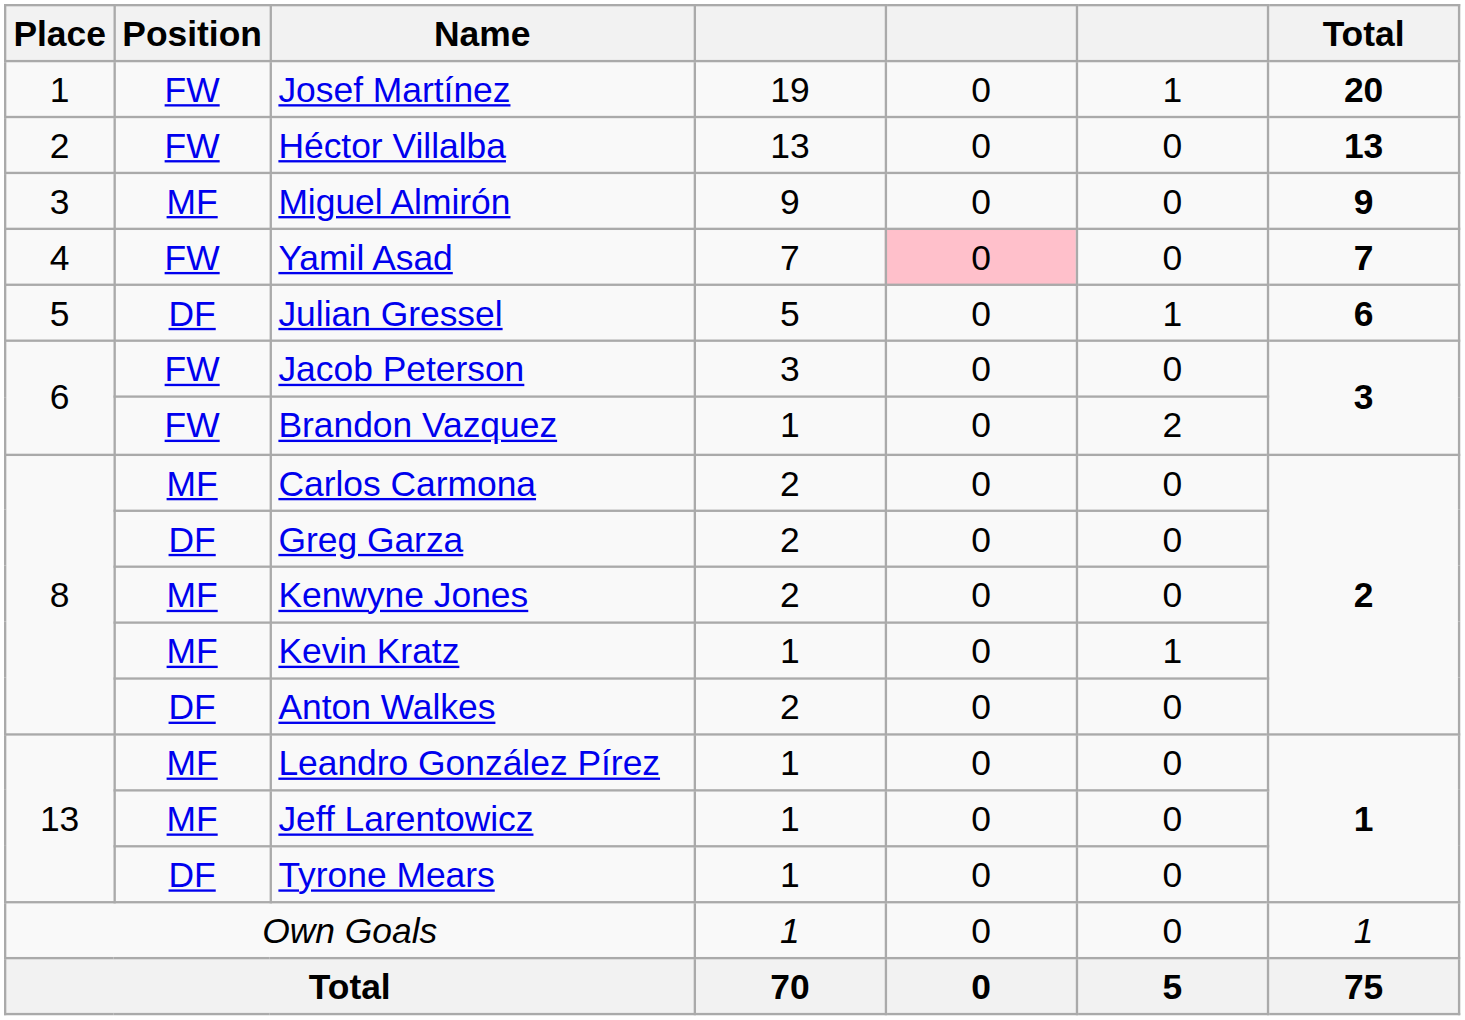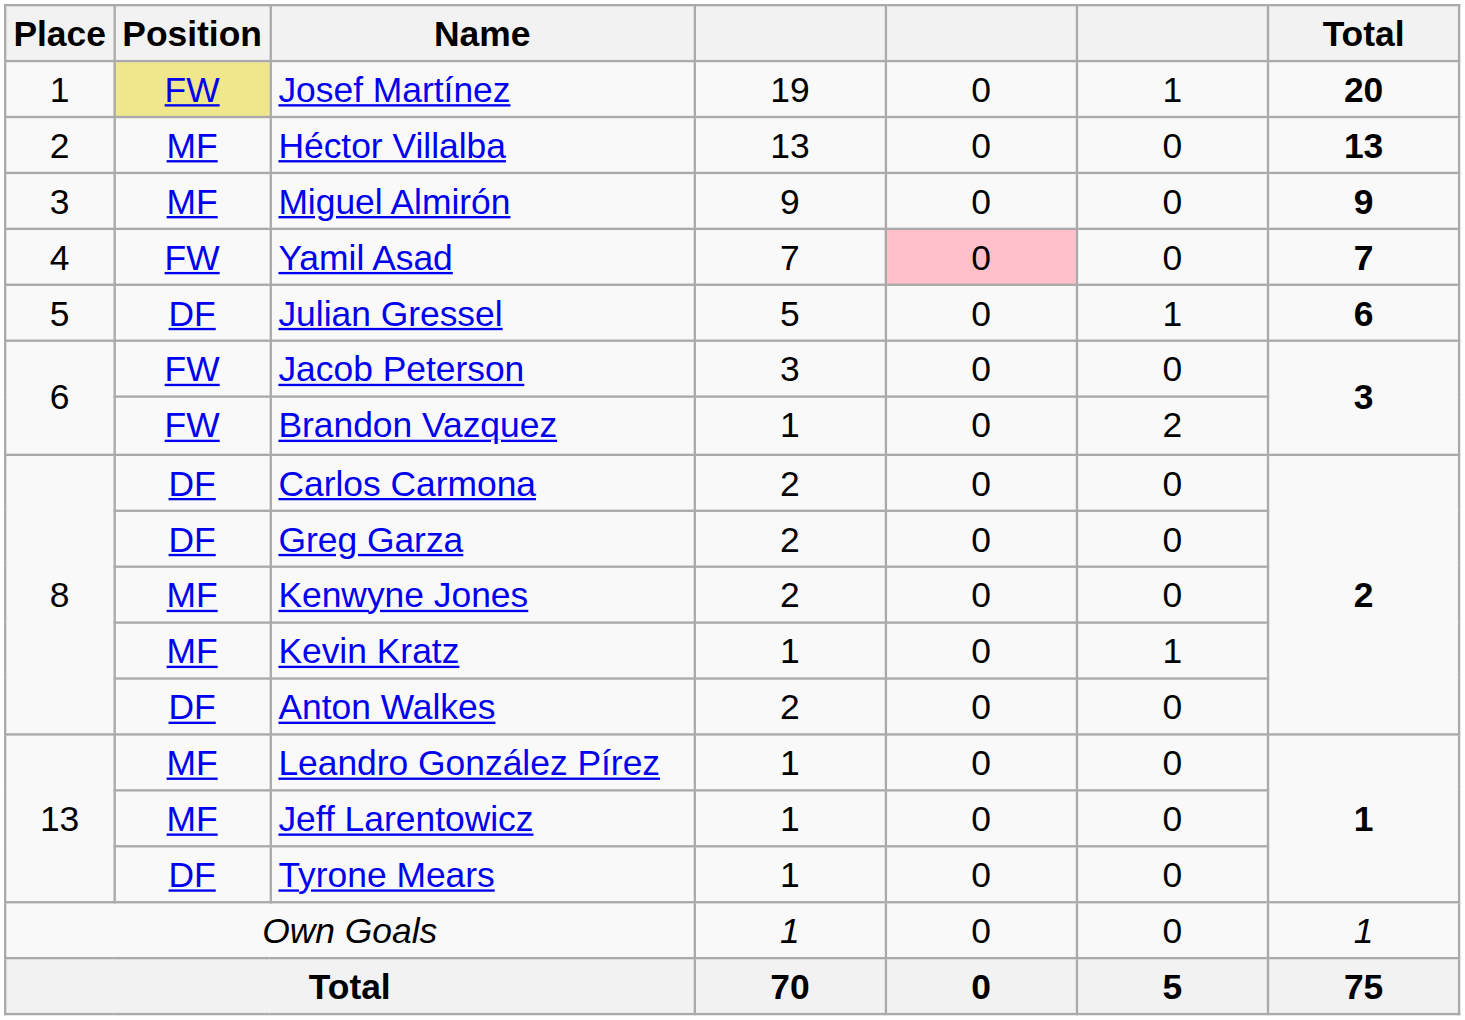(192, 89) no background -> (192, 89) khaki background
(192, 146) FW -> (192, 146) MF
(192, 482) MF -> (192, 482) DF
